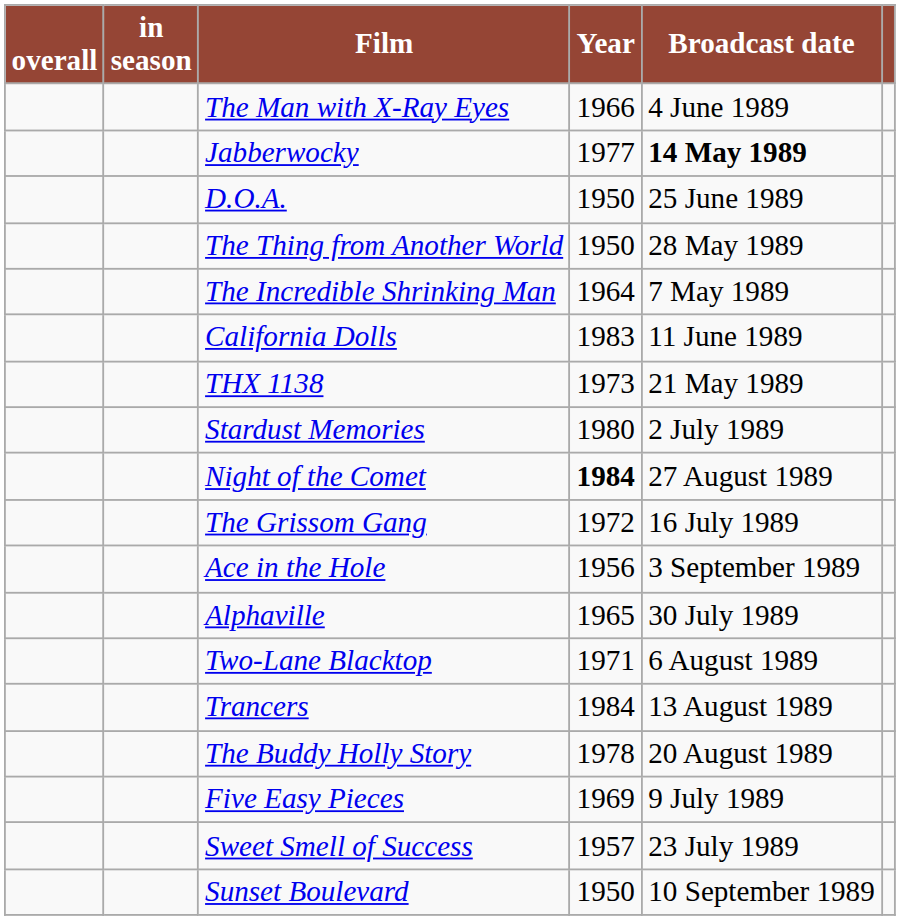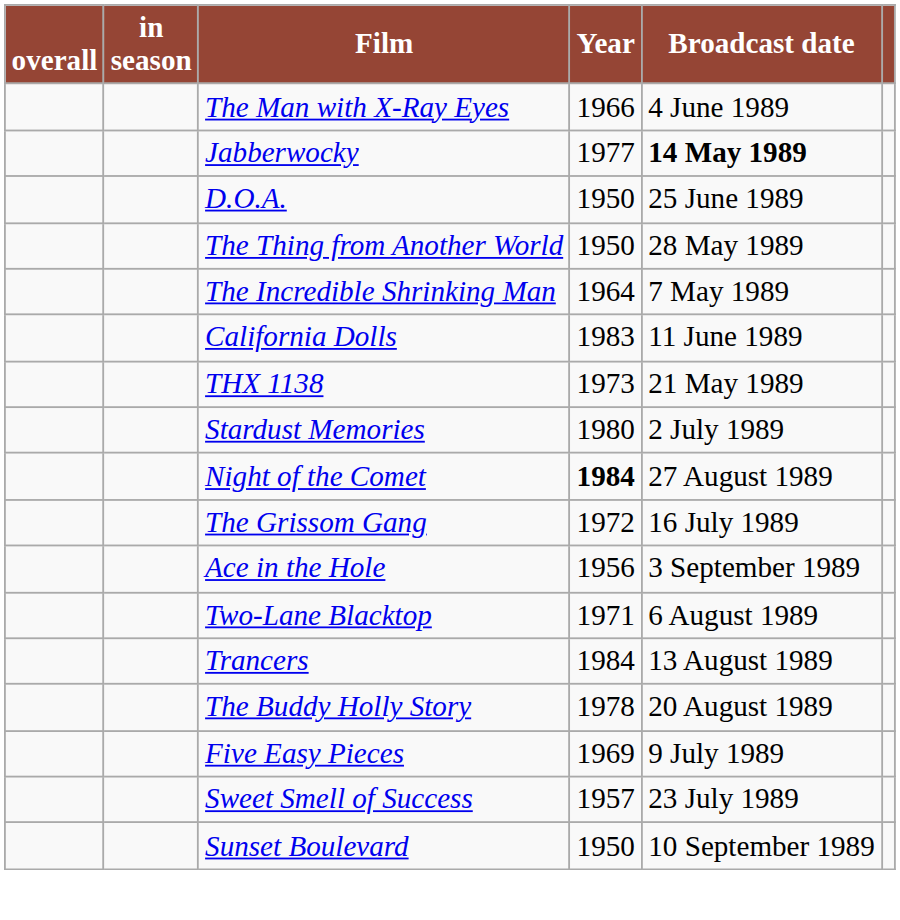- row: (265, 614)
